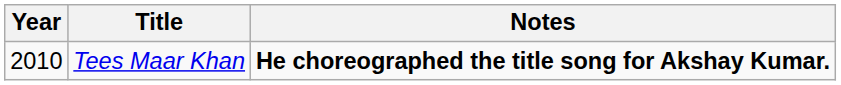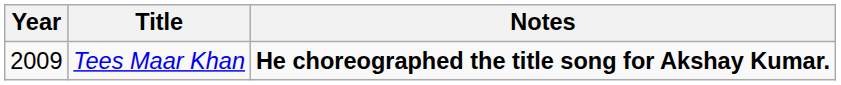(36, 60) 2010 -> (36, 60) 2009
